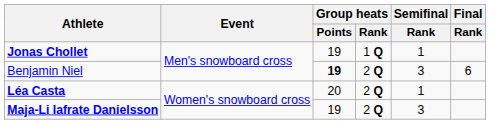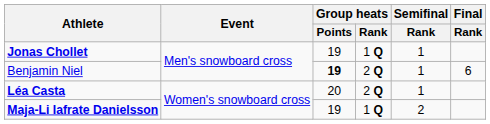(421, 71) 3 -> (421, 71) 1
(373, 110) 2 Q -> (373, 110) 1 Q
(421, 110) 3 -> (421, 110) 2
